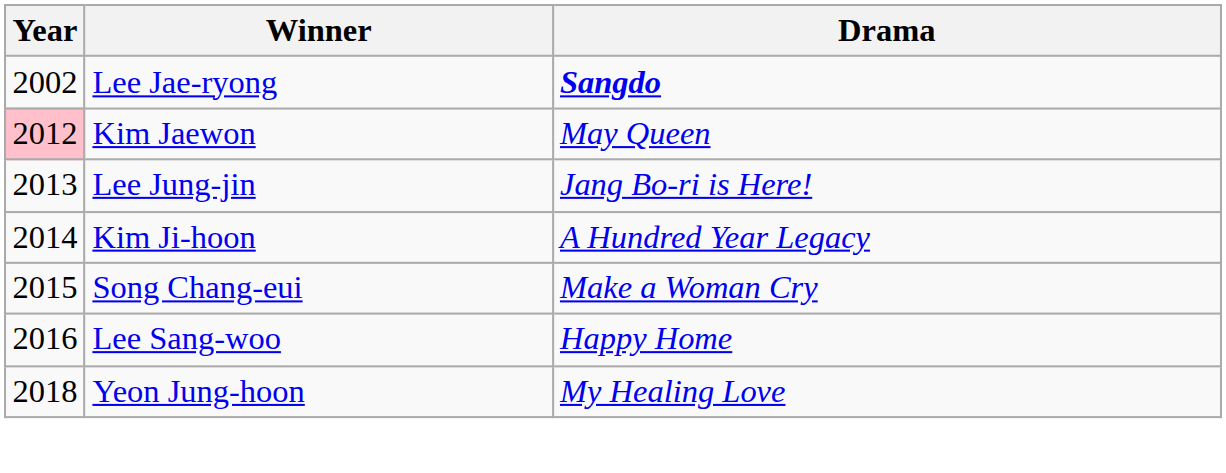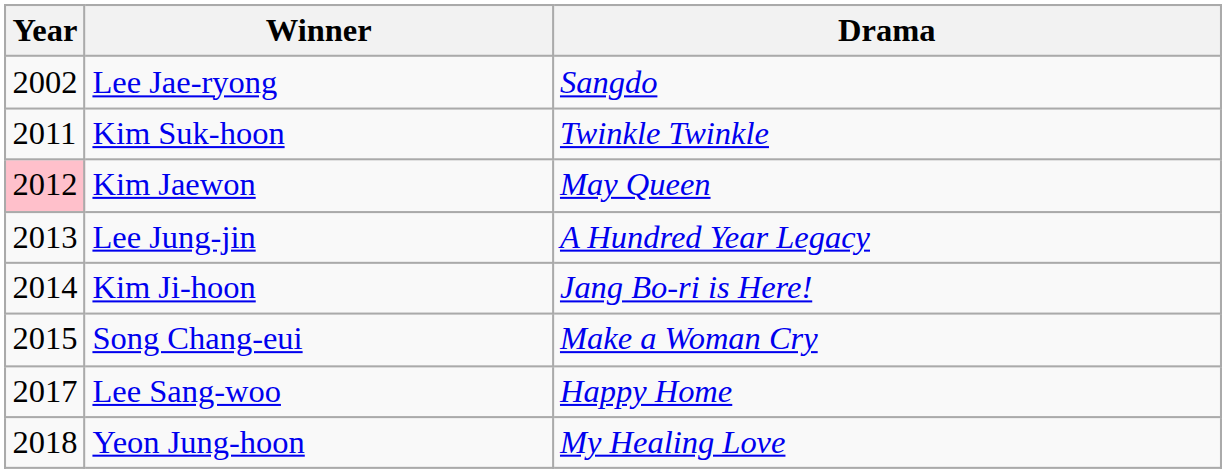(611, 81) bold -> (609, 81) normal
+ row: (189, 133)
(686, 184) Jang Bo-ri is Here! -> (715, 236) A Hundred Year Legacy
(715, 236) A Hundred Year Legacy -> (686, 287) Jang Bo-ri is Here!
(45, 339) 2016 -> (45, 390) 2017
